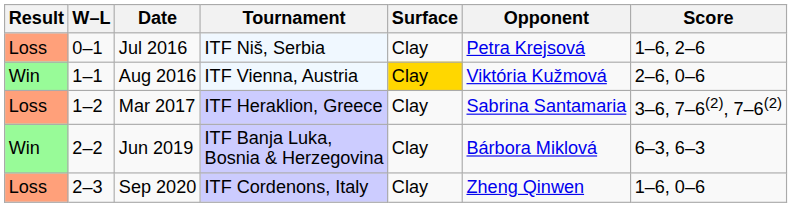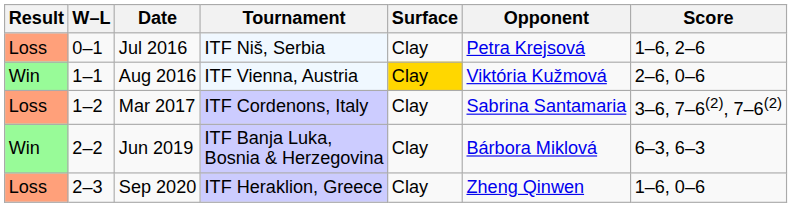(294, 107) ITF Heraklion, Greece -> (286, 107) ITF Cordenons, Italy
(286, 187) ITF Cordenons, Italy -> (294, 187) ITF Heraklion, Greece
